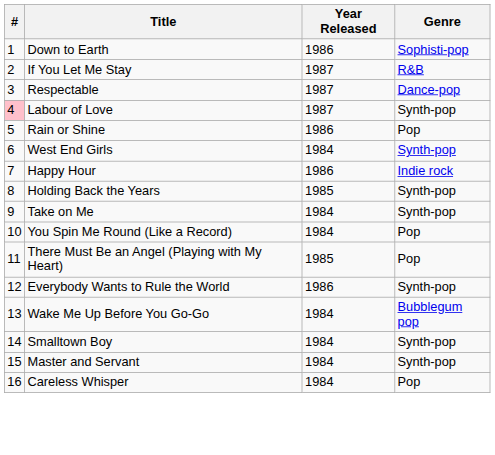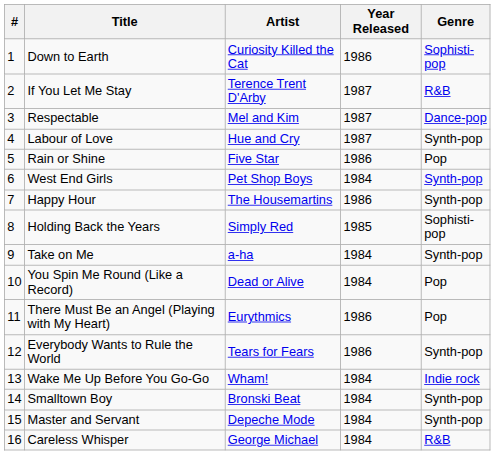+ column: (283, 21)
(11, 110) pink background -> (11, 139) no background
(425, 171) Indie rock -> (453, 199) Synth-pop
(427, 191) Synth-pop -> (449, 227) Sophisti-pop
(319, 259) 1985 -> (358, 317) 1986
(430, 314) Bubblegum pop -> (452, 379) Indie rock
(409, 382) Pop -> (437, 440) R&B
